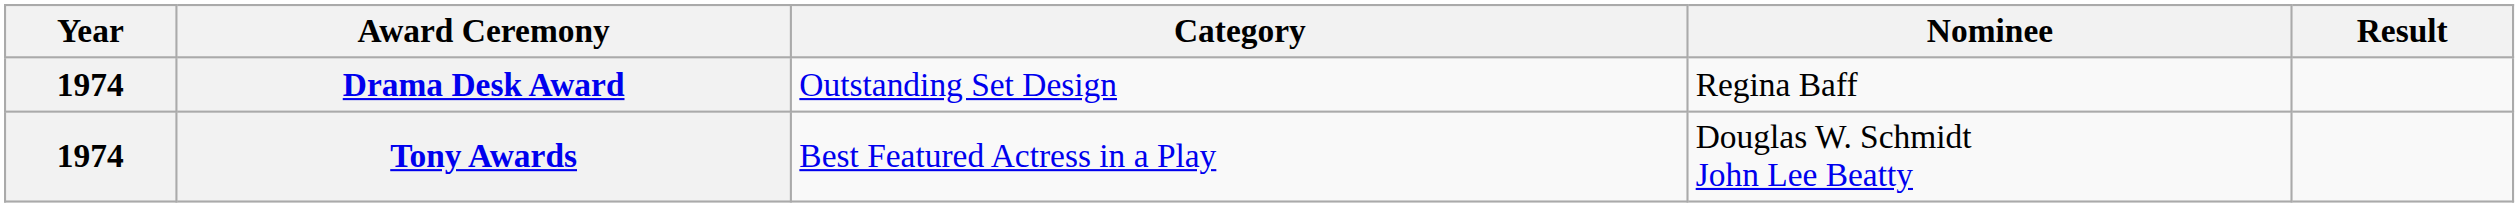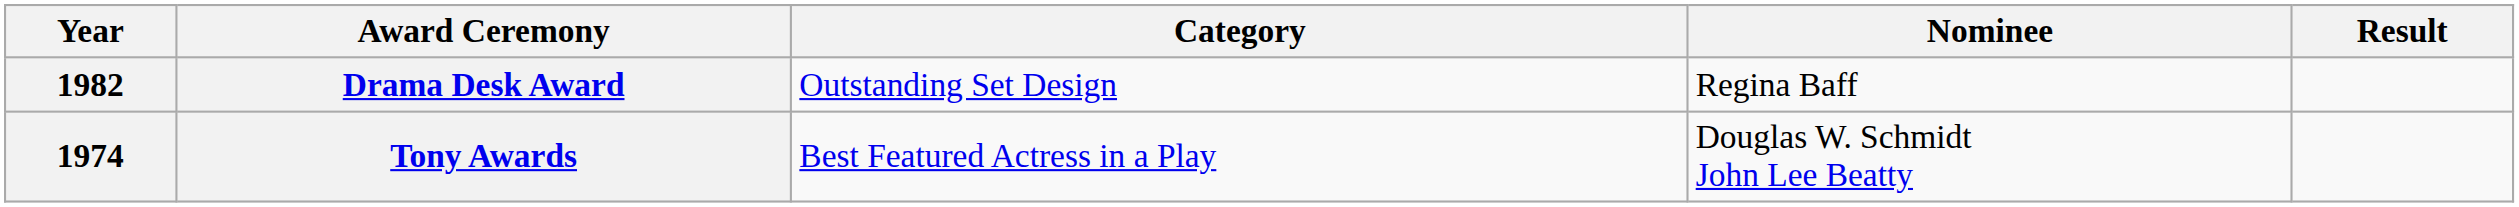(90, 84) 1974 -> (90, 84) 1982
